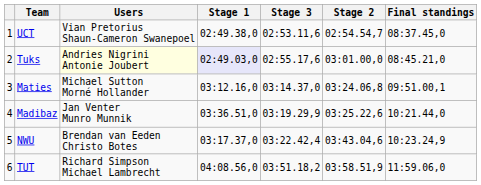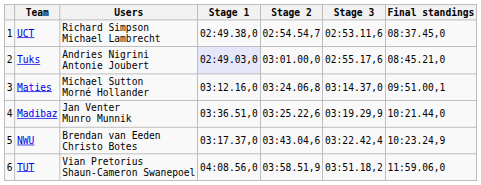columns swapped: (354, 12) <-> (291, 12)
(129, 33) Vian Pretorius Shaun-Cameron Swanepoel -> (111, 33) Richard Simpson Michael Lambrecht
(106, 60) lightyellow background -> (106, 60) no background
(111, 167) Richard Simpson Michael Lambrecht -> (129, 167) Vian Pretorius Shaun-Cameron Swanepoel
